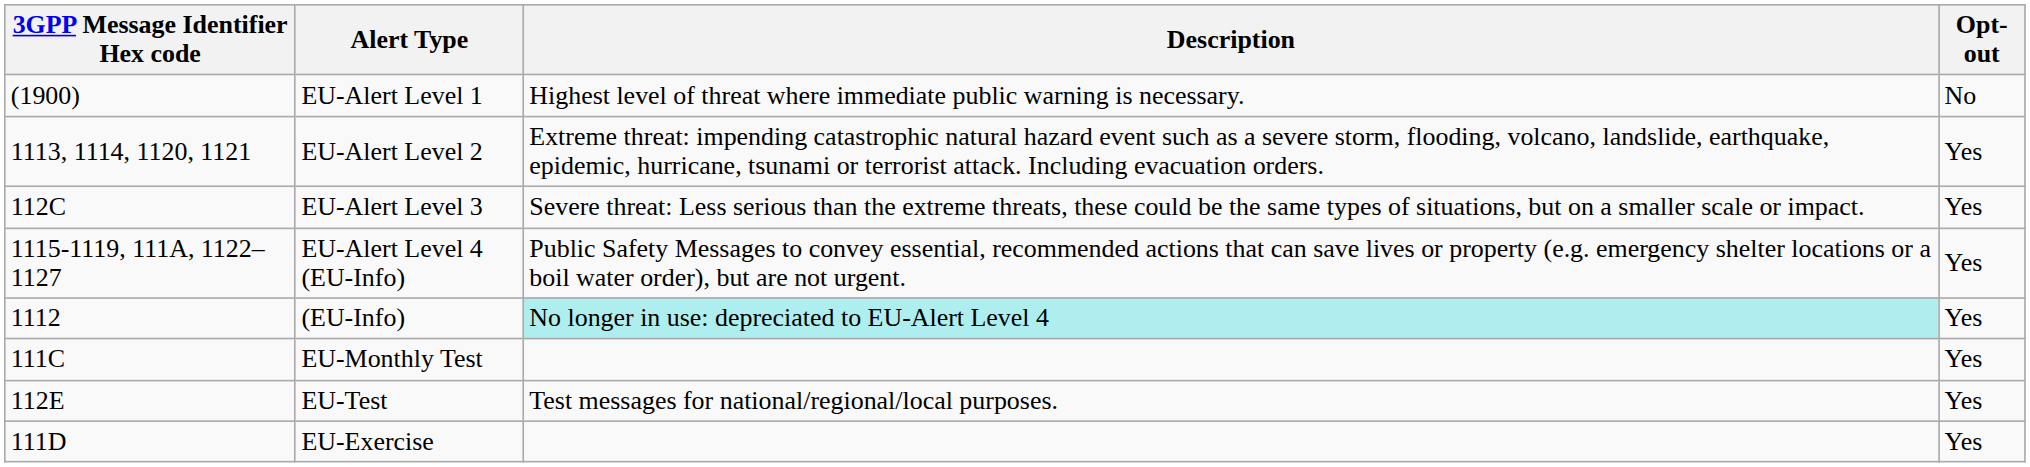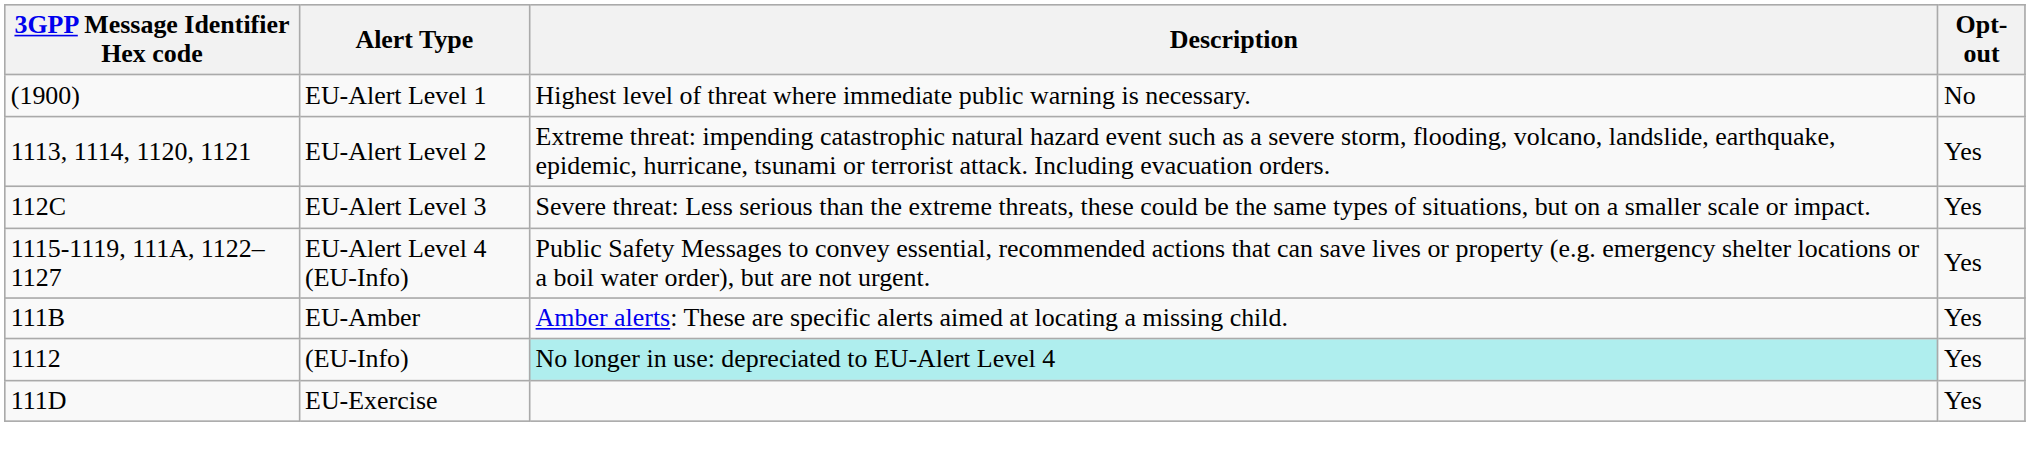+ row: (363, 318)
- row: (392, 359)
- row: (344, 400)
